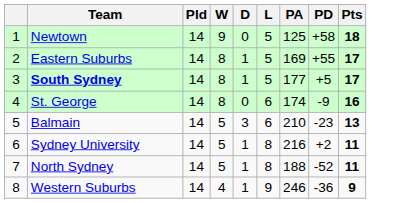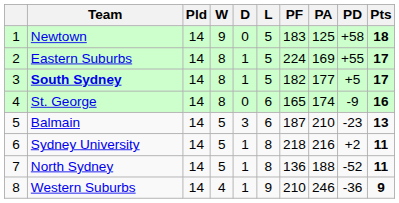+ column: (294, 15)
